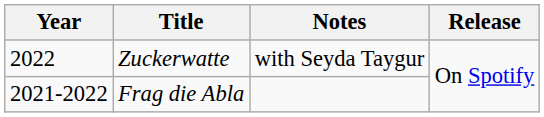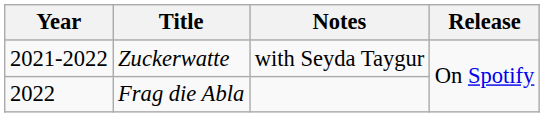(32, 58) 2022 -> (59, 58) 2021-2022
(59, 93) 2021-2022 -> (32, 93) 2022
